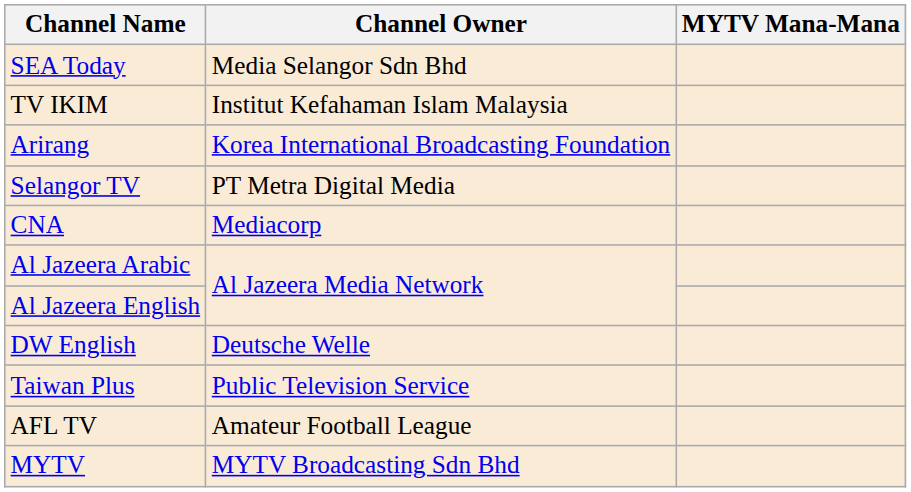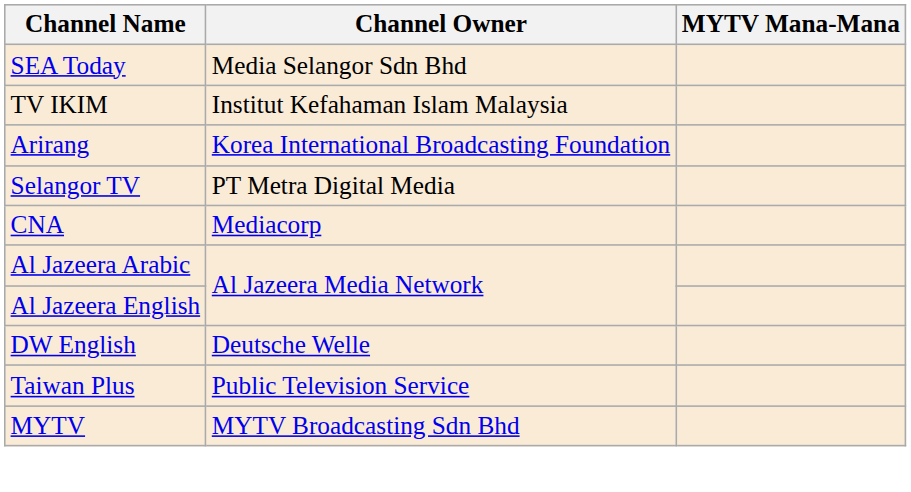- row: (54, 425)
